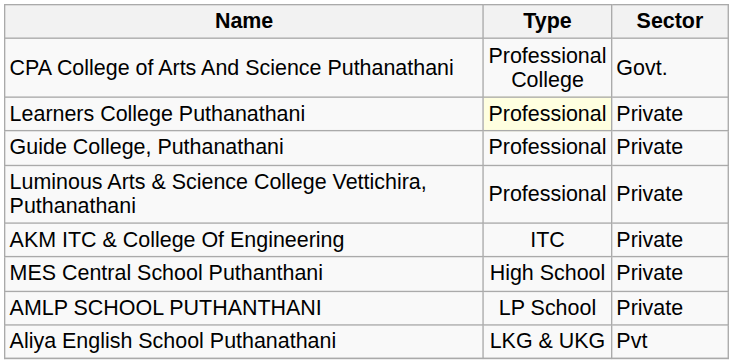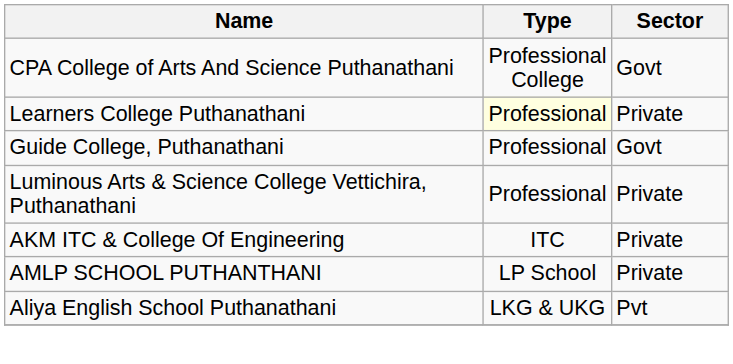(642, 67) Govt. -> (639, 67) Govt
(650, 147) Private -> (639, 147) Govt
- row: (166, 273)
